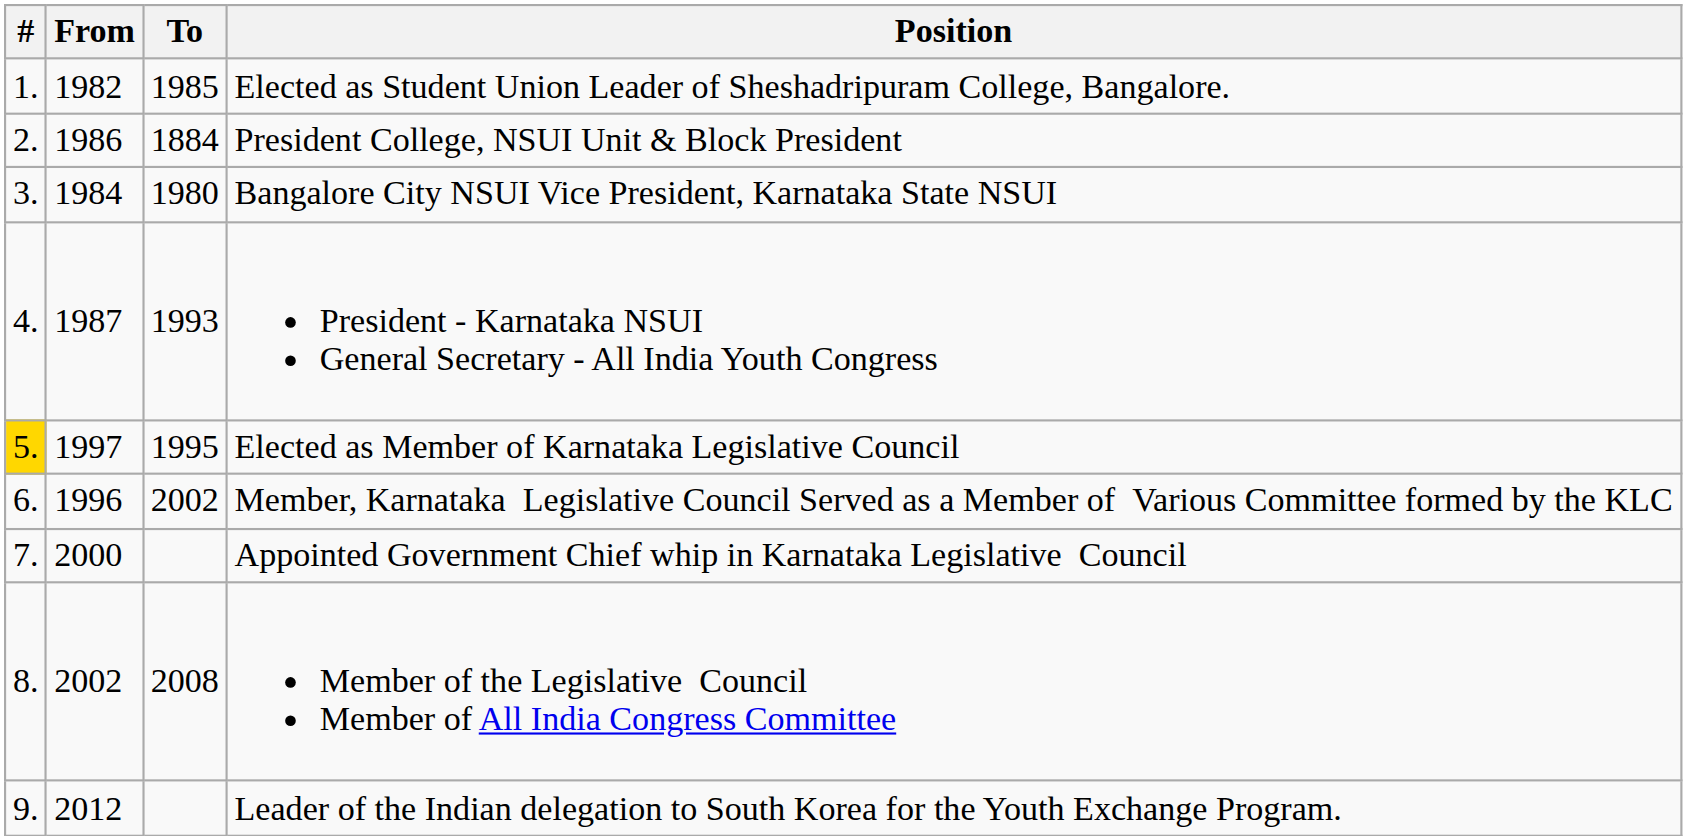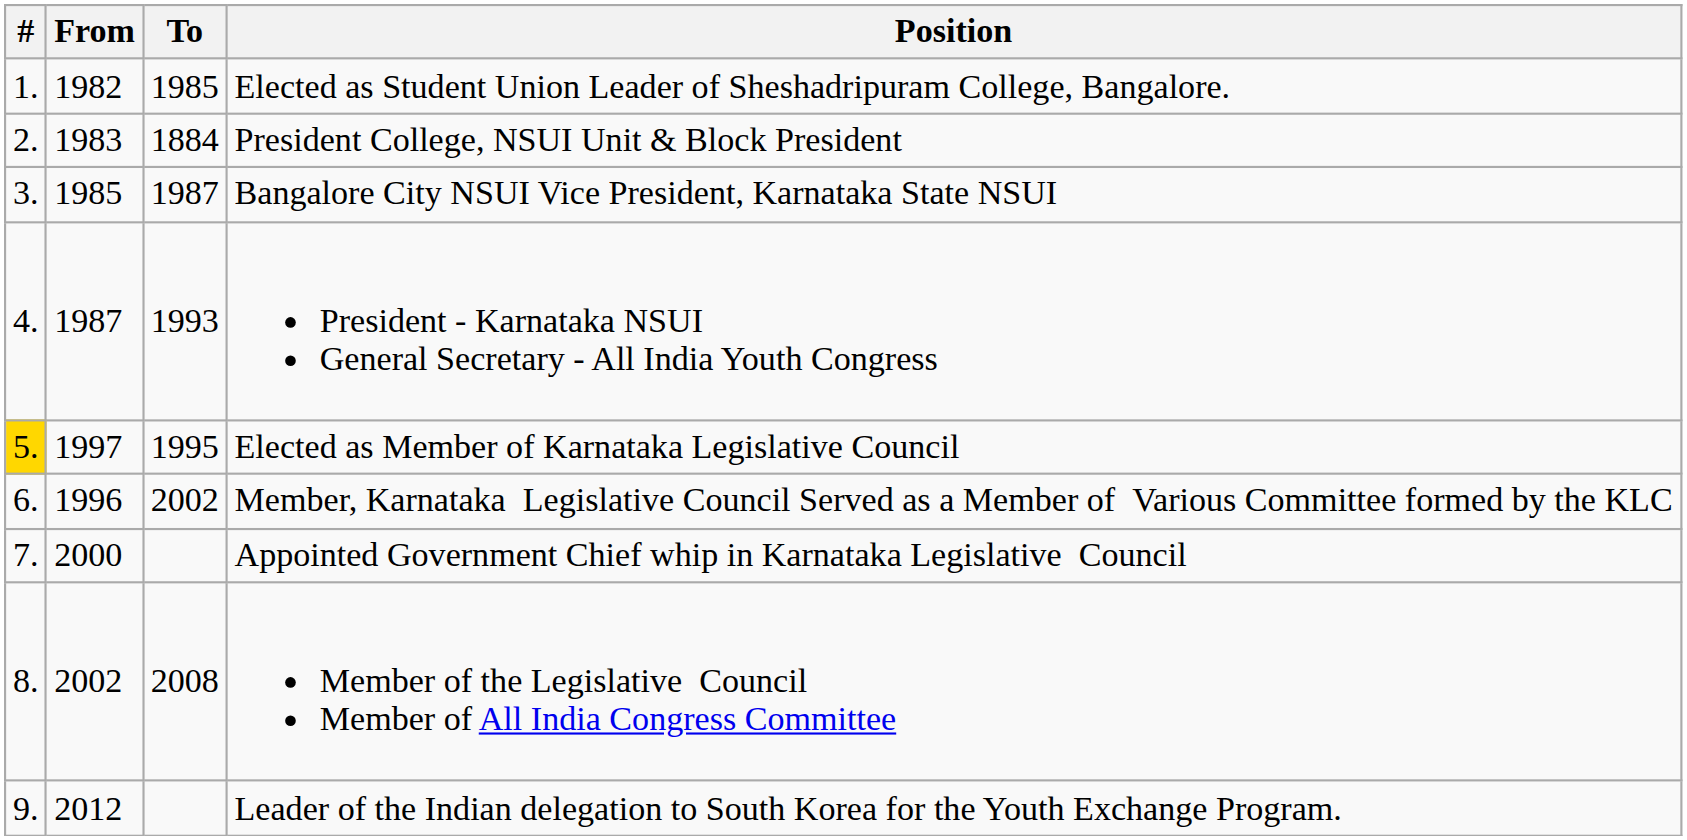(88, 139) 1986 -> (88, 139) 1983
(88, 193) 1984 -> (88, 193) 1985
(185, 193) 1980 -> (185, 193) 1987
